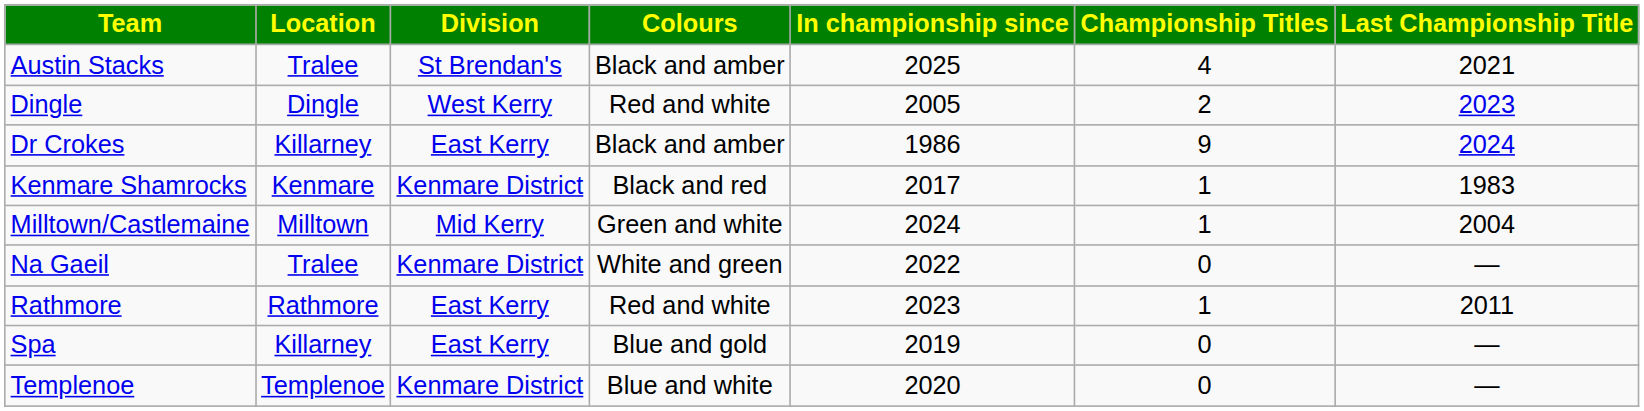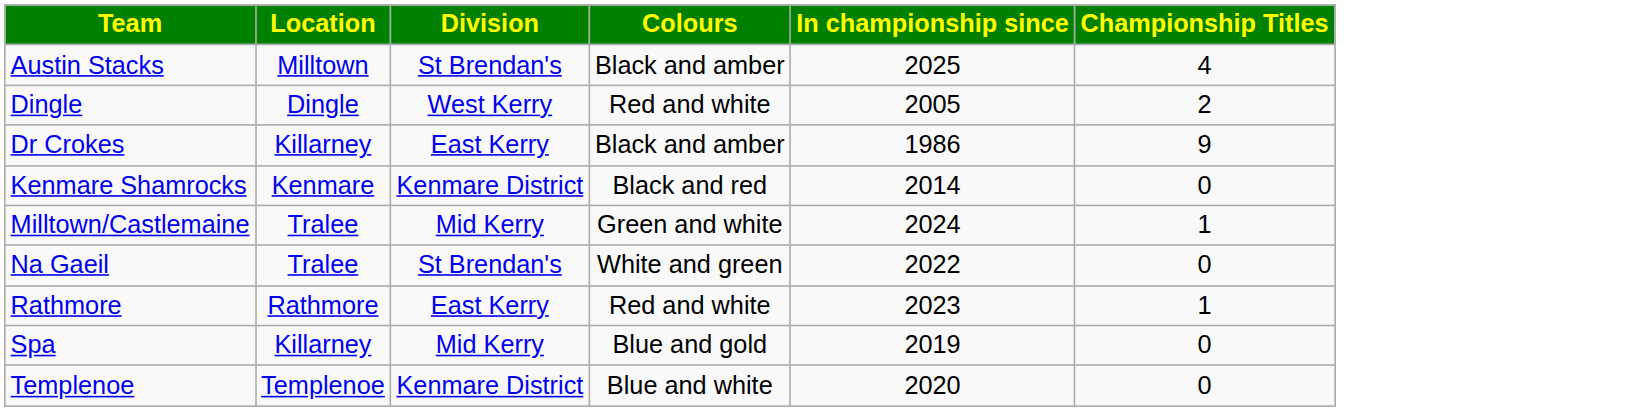- column: (1487, 24)
(323, 64) Tralee -> (323, 64) Milltown
(933, 184) 2017 -> (933, 184) 2014
(1205, 184) 1 -> (1205, 184) 0
(323, 225) Milltown -> (323, 225) Tralee
(490, 265) Kenmare District -> (490, 265) St Brendan's
(490, 345) East Kerry -> (490, 345) Mid Kerry
